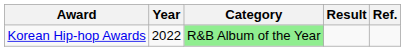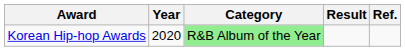(166, 35) 2022 -> (166, 35) 2020
